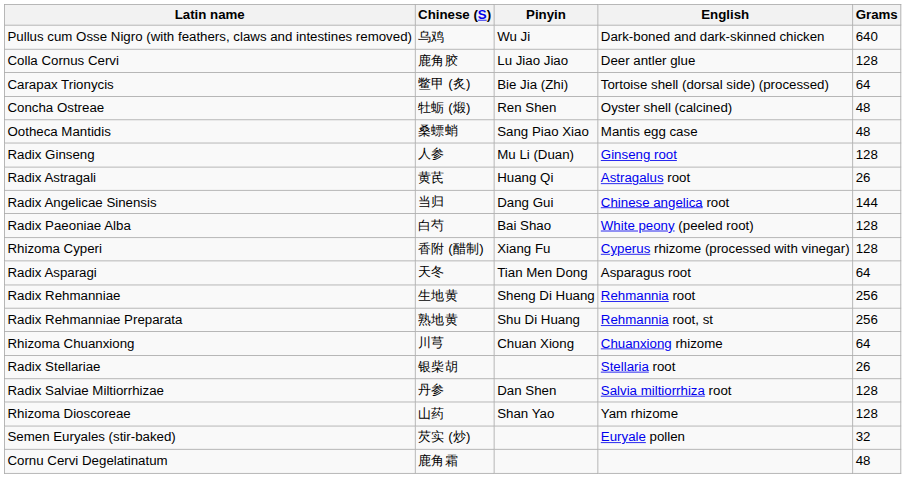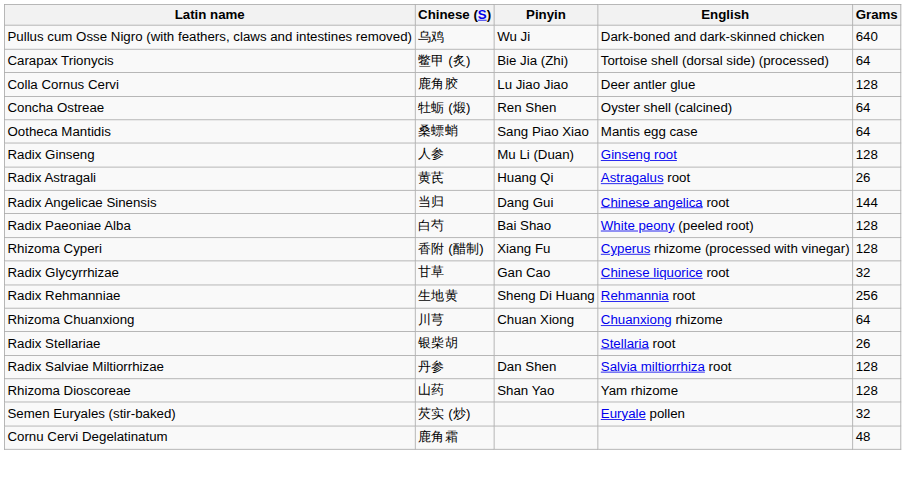rows swapped: (63, 60) <-> (61, 84)
(863, 107) 48 -> (863, 107) 64
(863, 131) 48 -> (863, 131) 64
- row: (52, 272)
+ row: (63, 272)
- row: (95, 319)
